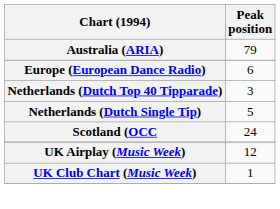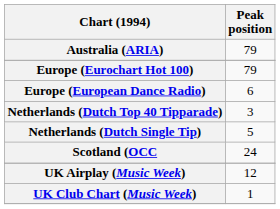+ row: (115, 70)
